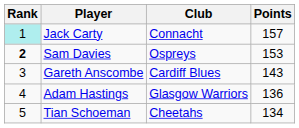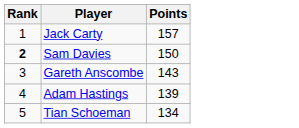- column: (199, 14)
(23, 34) paleturquoise background -> (23, 34) no background
(273, 53) 153 -> (168, 53) 150
(273, 93) 136 -> (168, 93) 139
